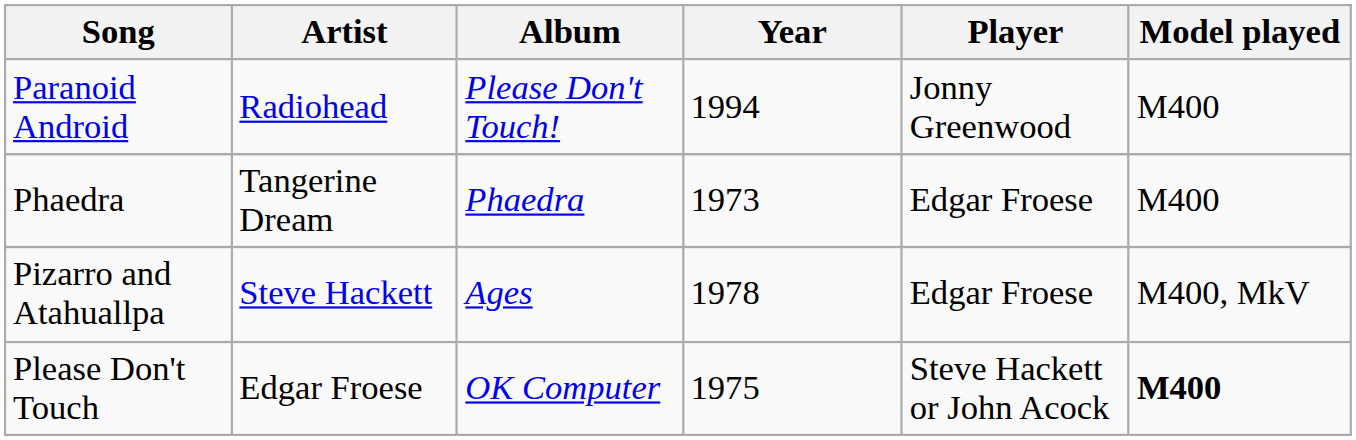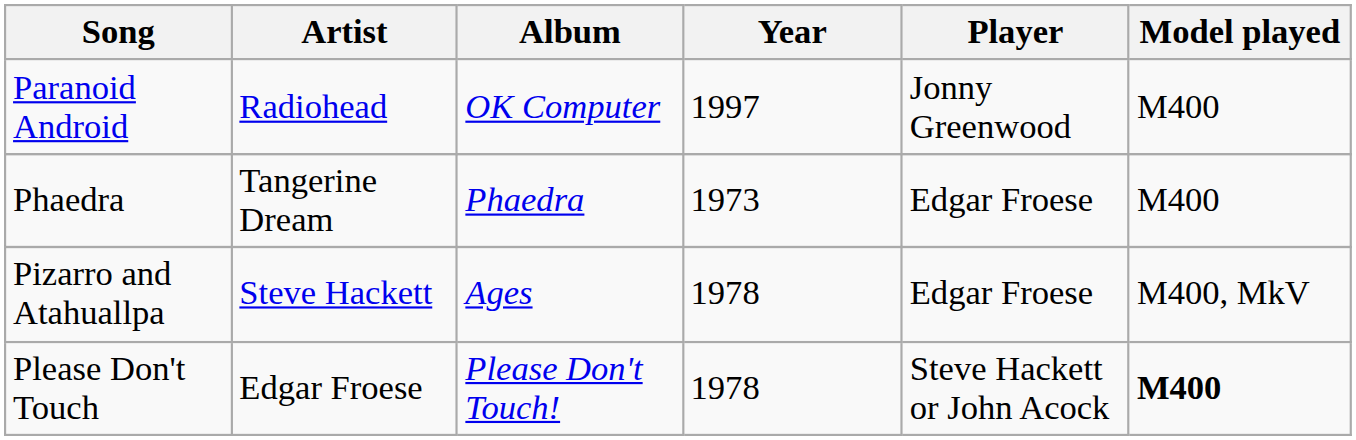(554, 106) Please Don't Touch! -> (563, 106) OK Computer
(725, 106) 1994 -> (725, 106) 1997
(563, 387) OK Computer -> (554, 387) Please Don't Touch!
(725, 387) 1975 -> (725, 387) 1978
